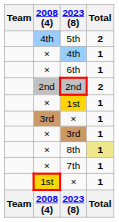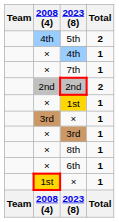rows swapped: (47, 165) <-> (47, 70)
(100, 150) khaki background -> (100, 150) no background
